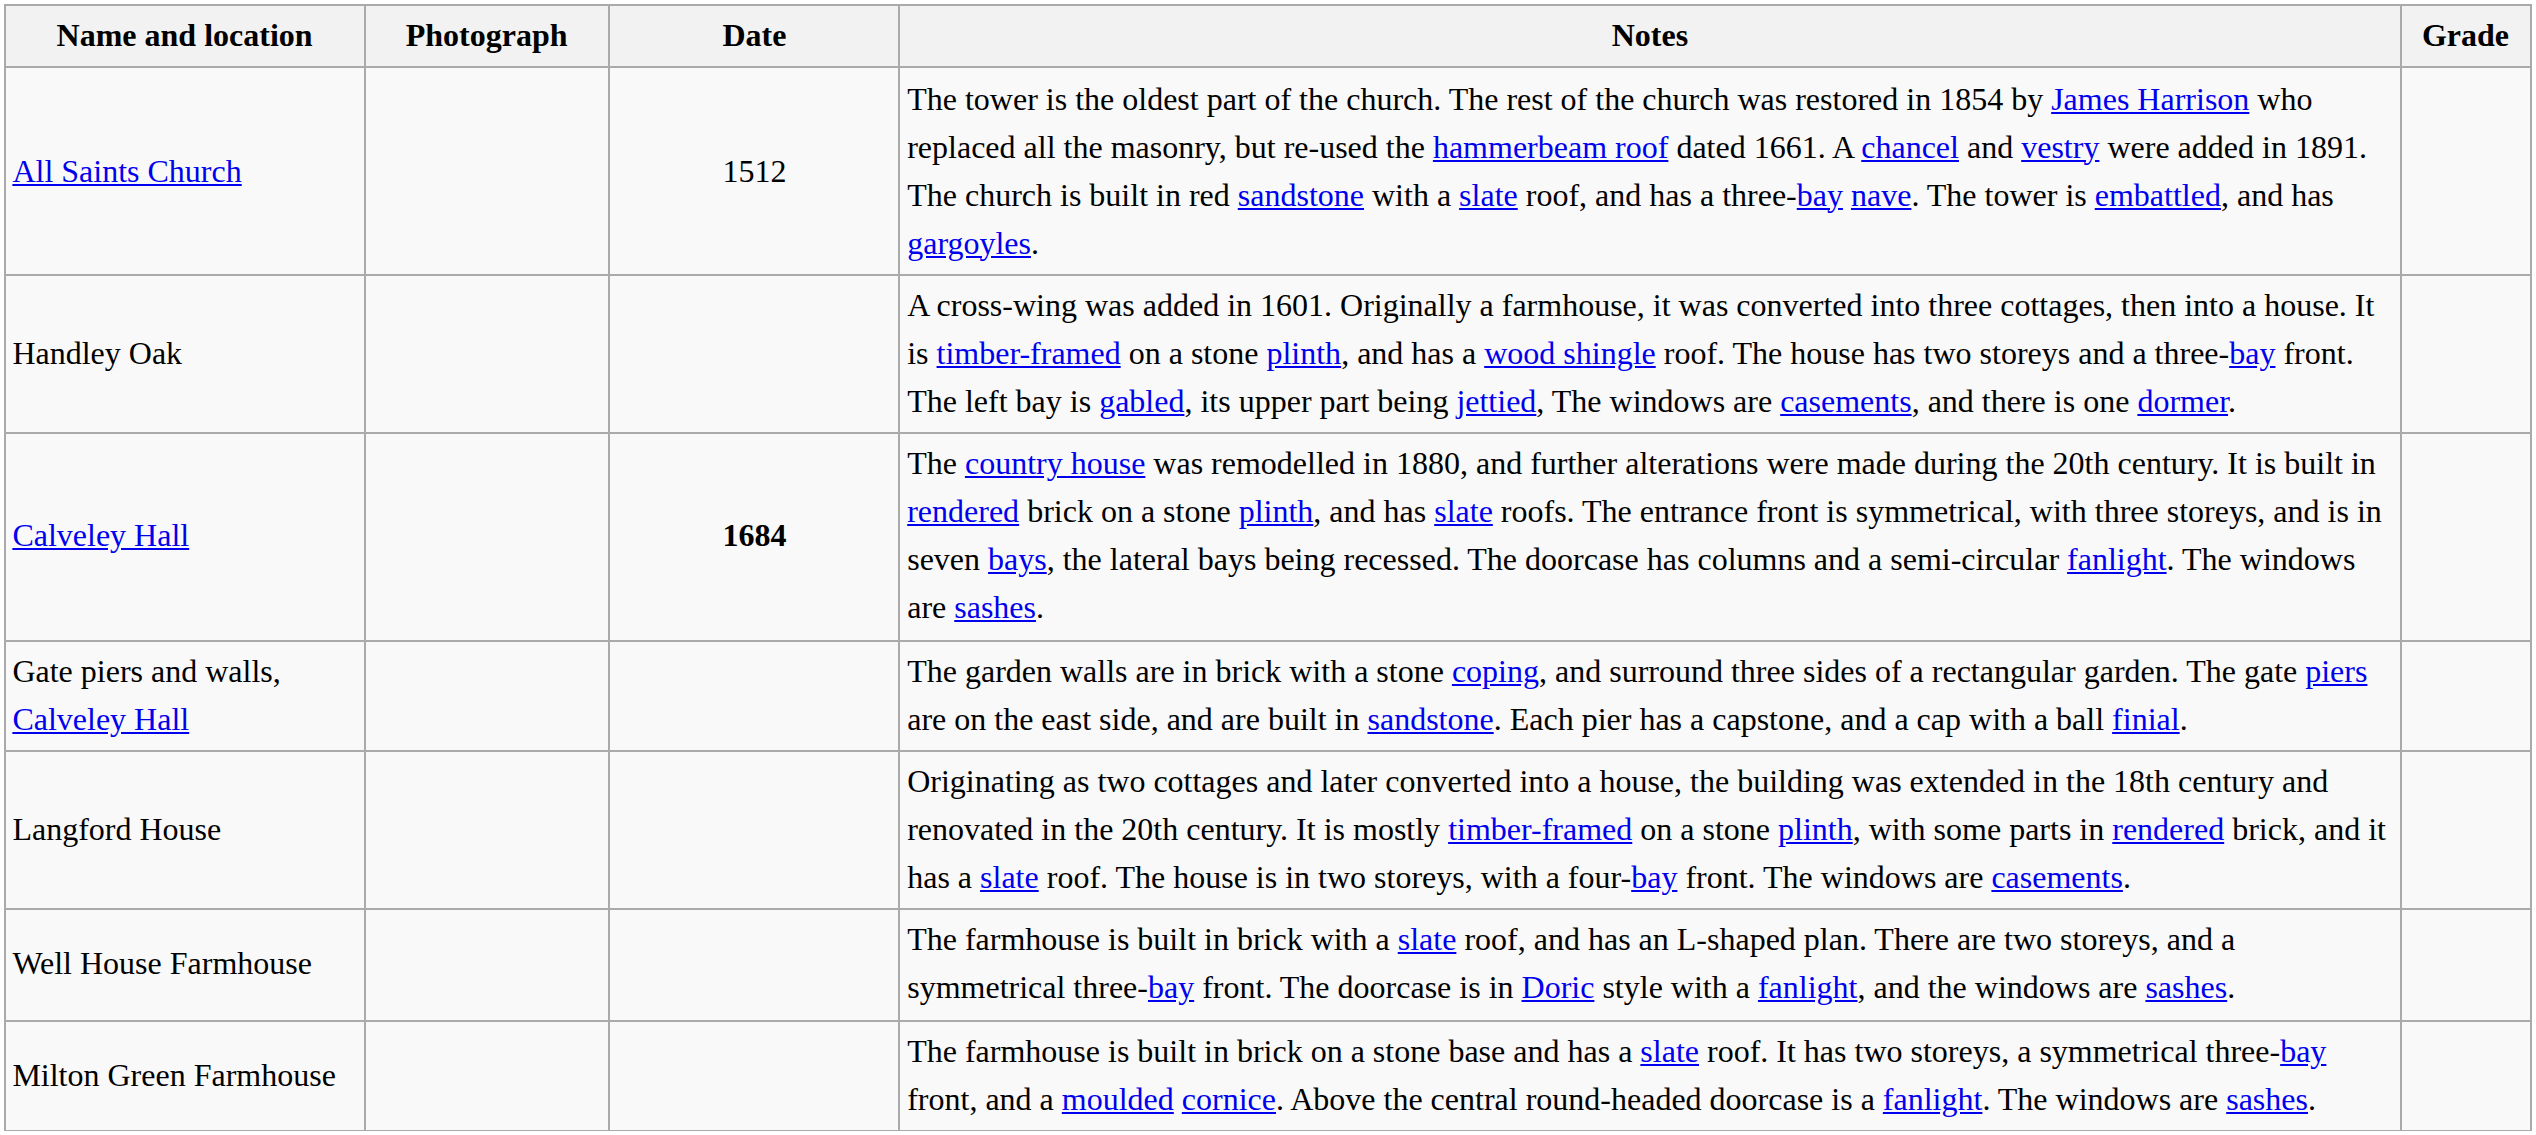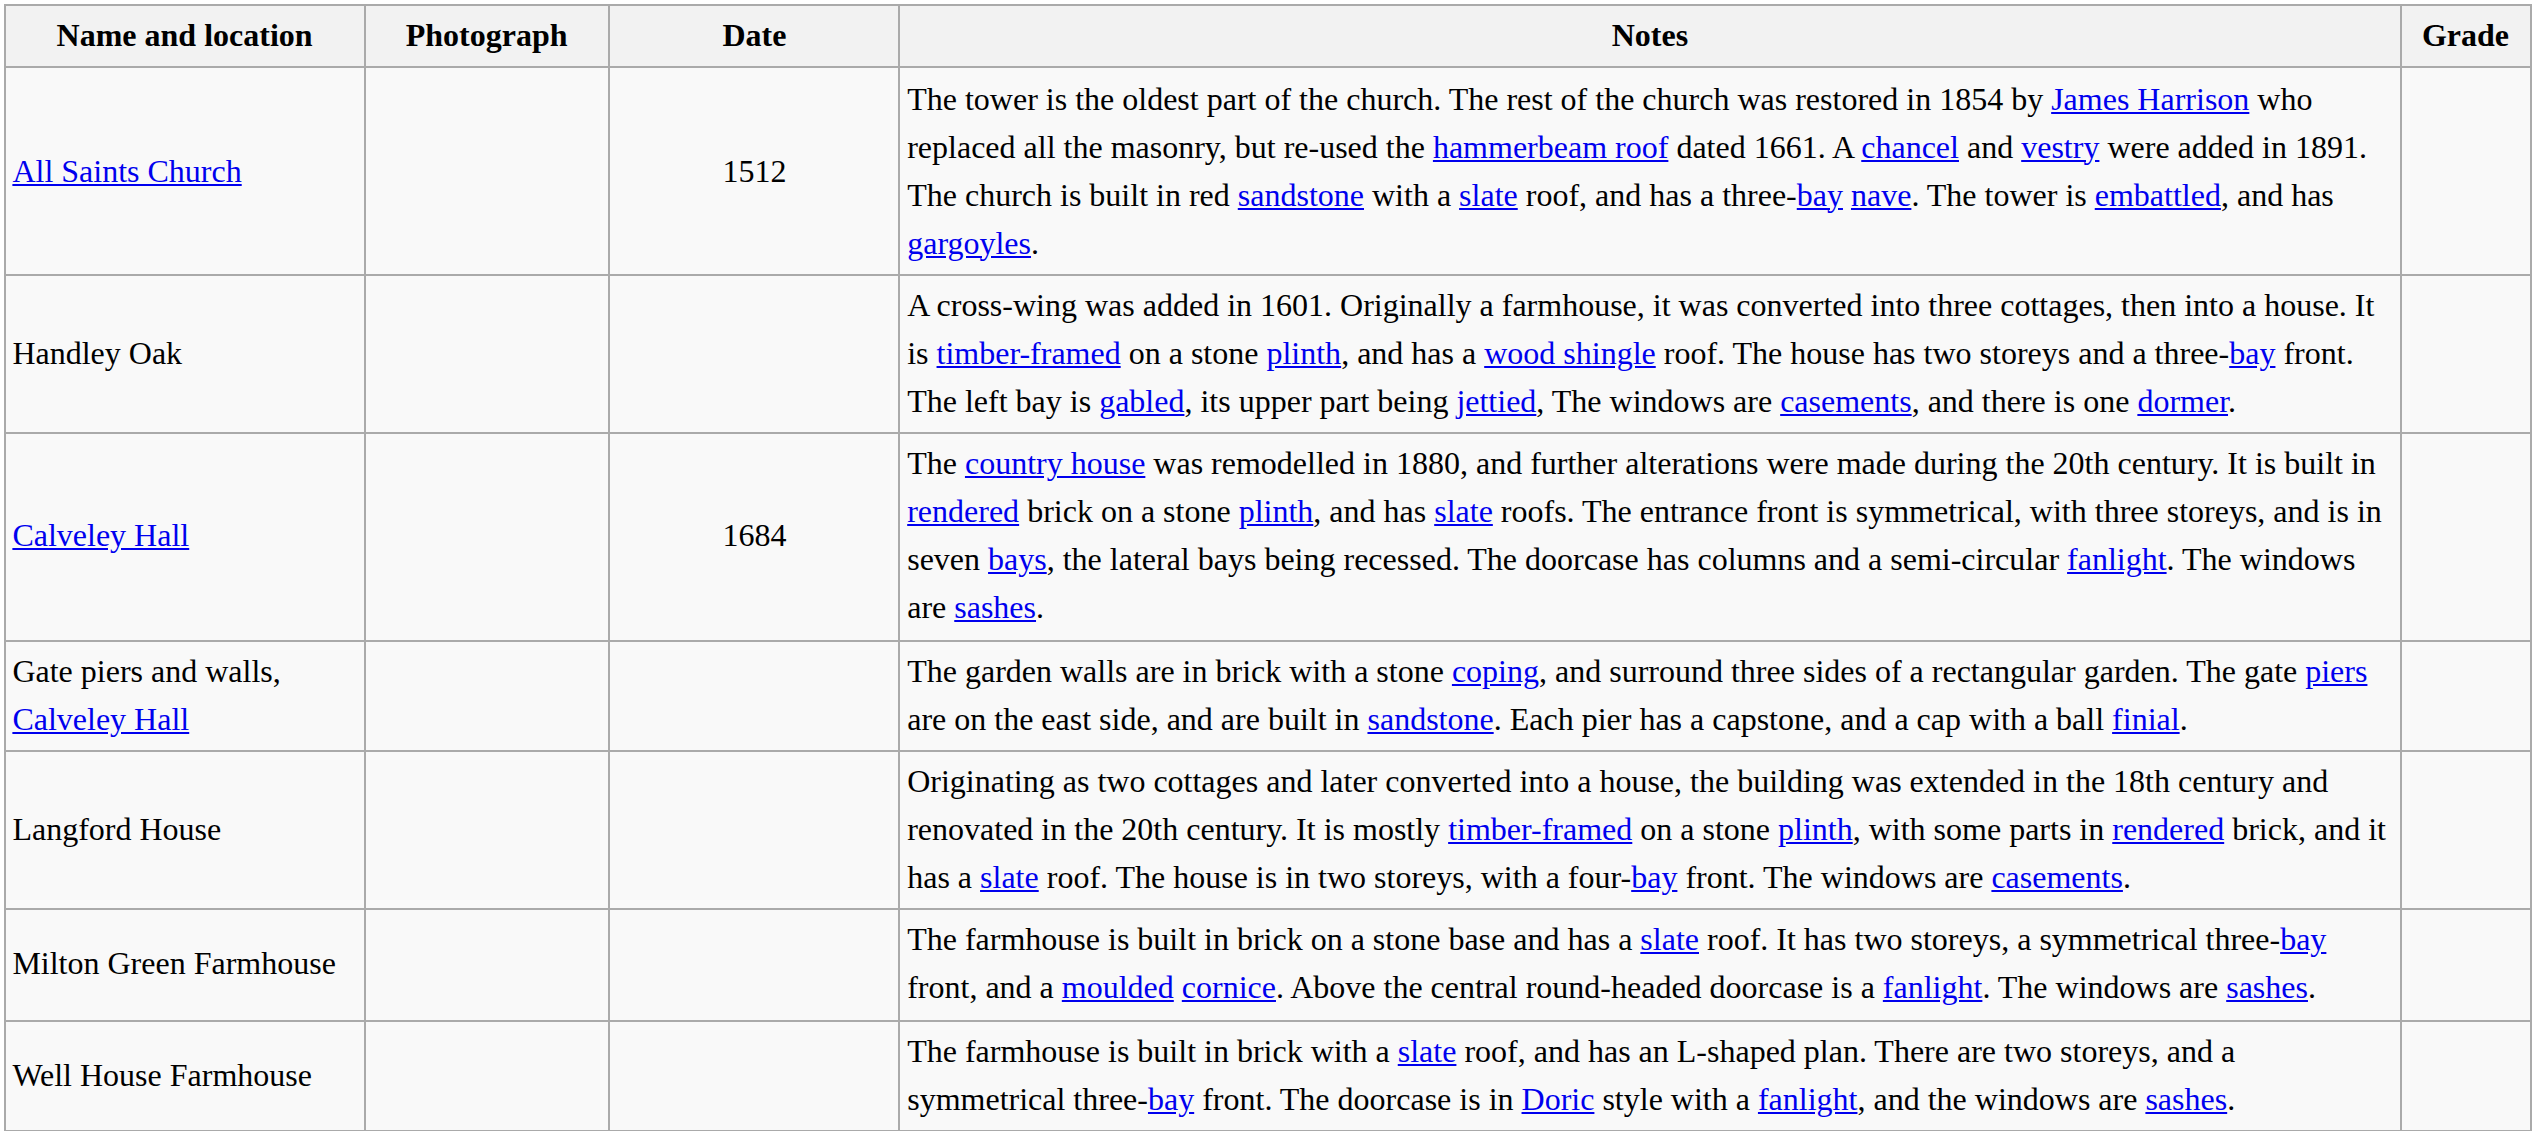(754, 536) bold -> (754, 536) normal
rows swapped: (174, 1075) <-> (162, 964)
